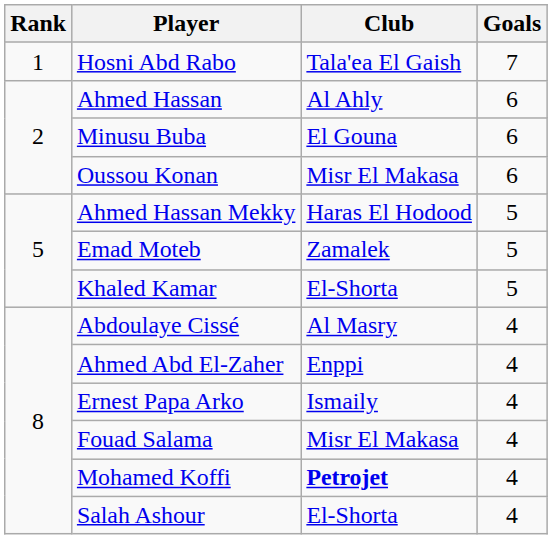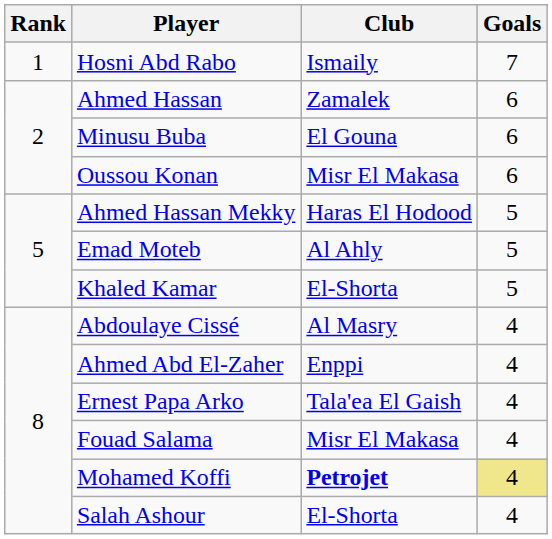(384, 61) Tala'ea El Gaish -> (342, 61) Ismaily
(344, 99) Al Ahly -> (348, 99) Zamalek
(348, 250) Zamalek -> (344, 250) Al Ahly
(342, 401) Ismaily -> (384, 401) Tala'ea El Gaish
(512, 477) no background -> (512, 477) khaki background
